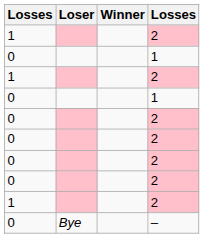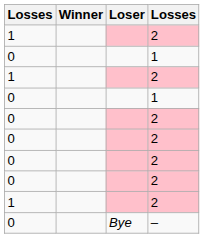columns swapped: (123, 14) <-> (77, 14)
